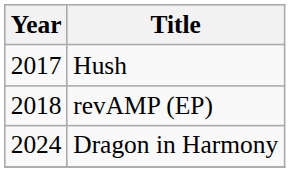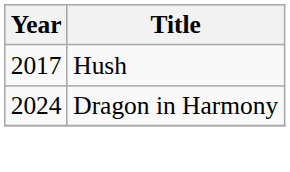- row: (143, 105)
